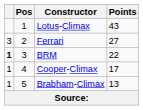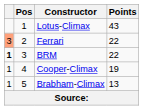(9, 41) no background -> (9, 41) lightsalmon background
(114, 41) 27 -> (114, 41) 22
(114, 69) 17 -> (114, 69) 19
